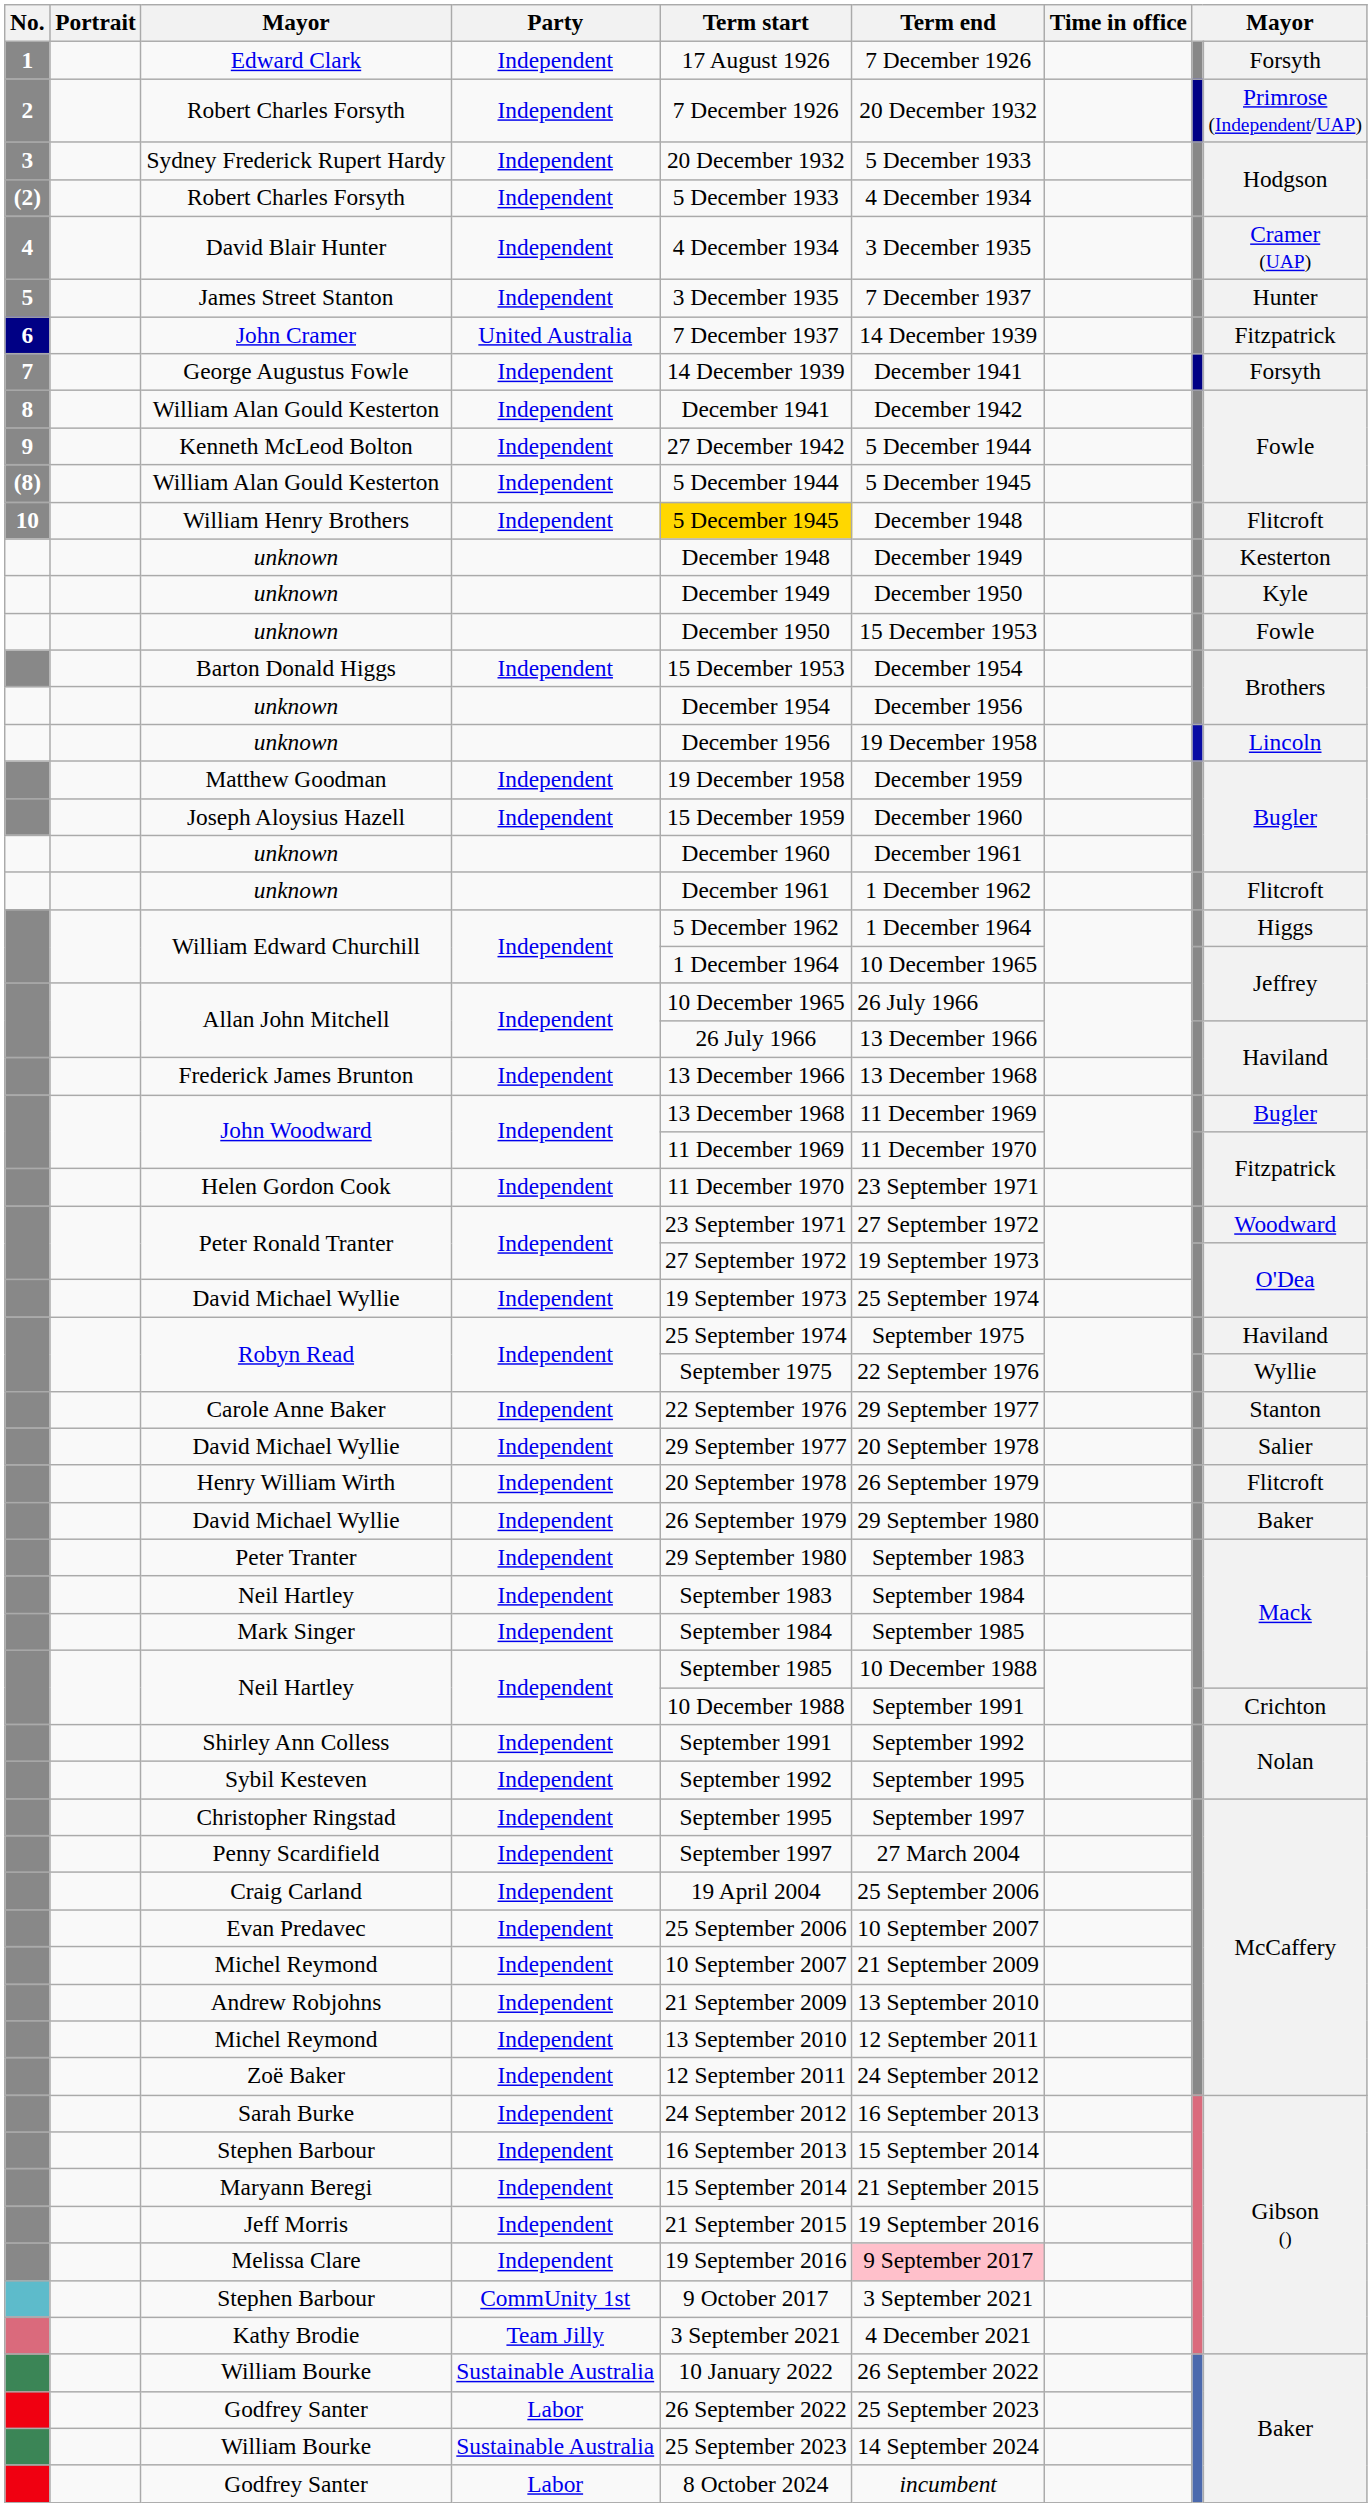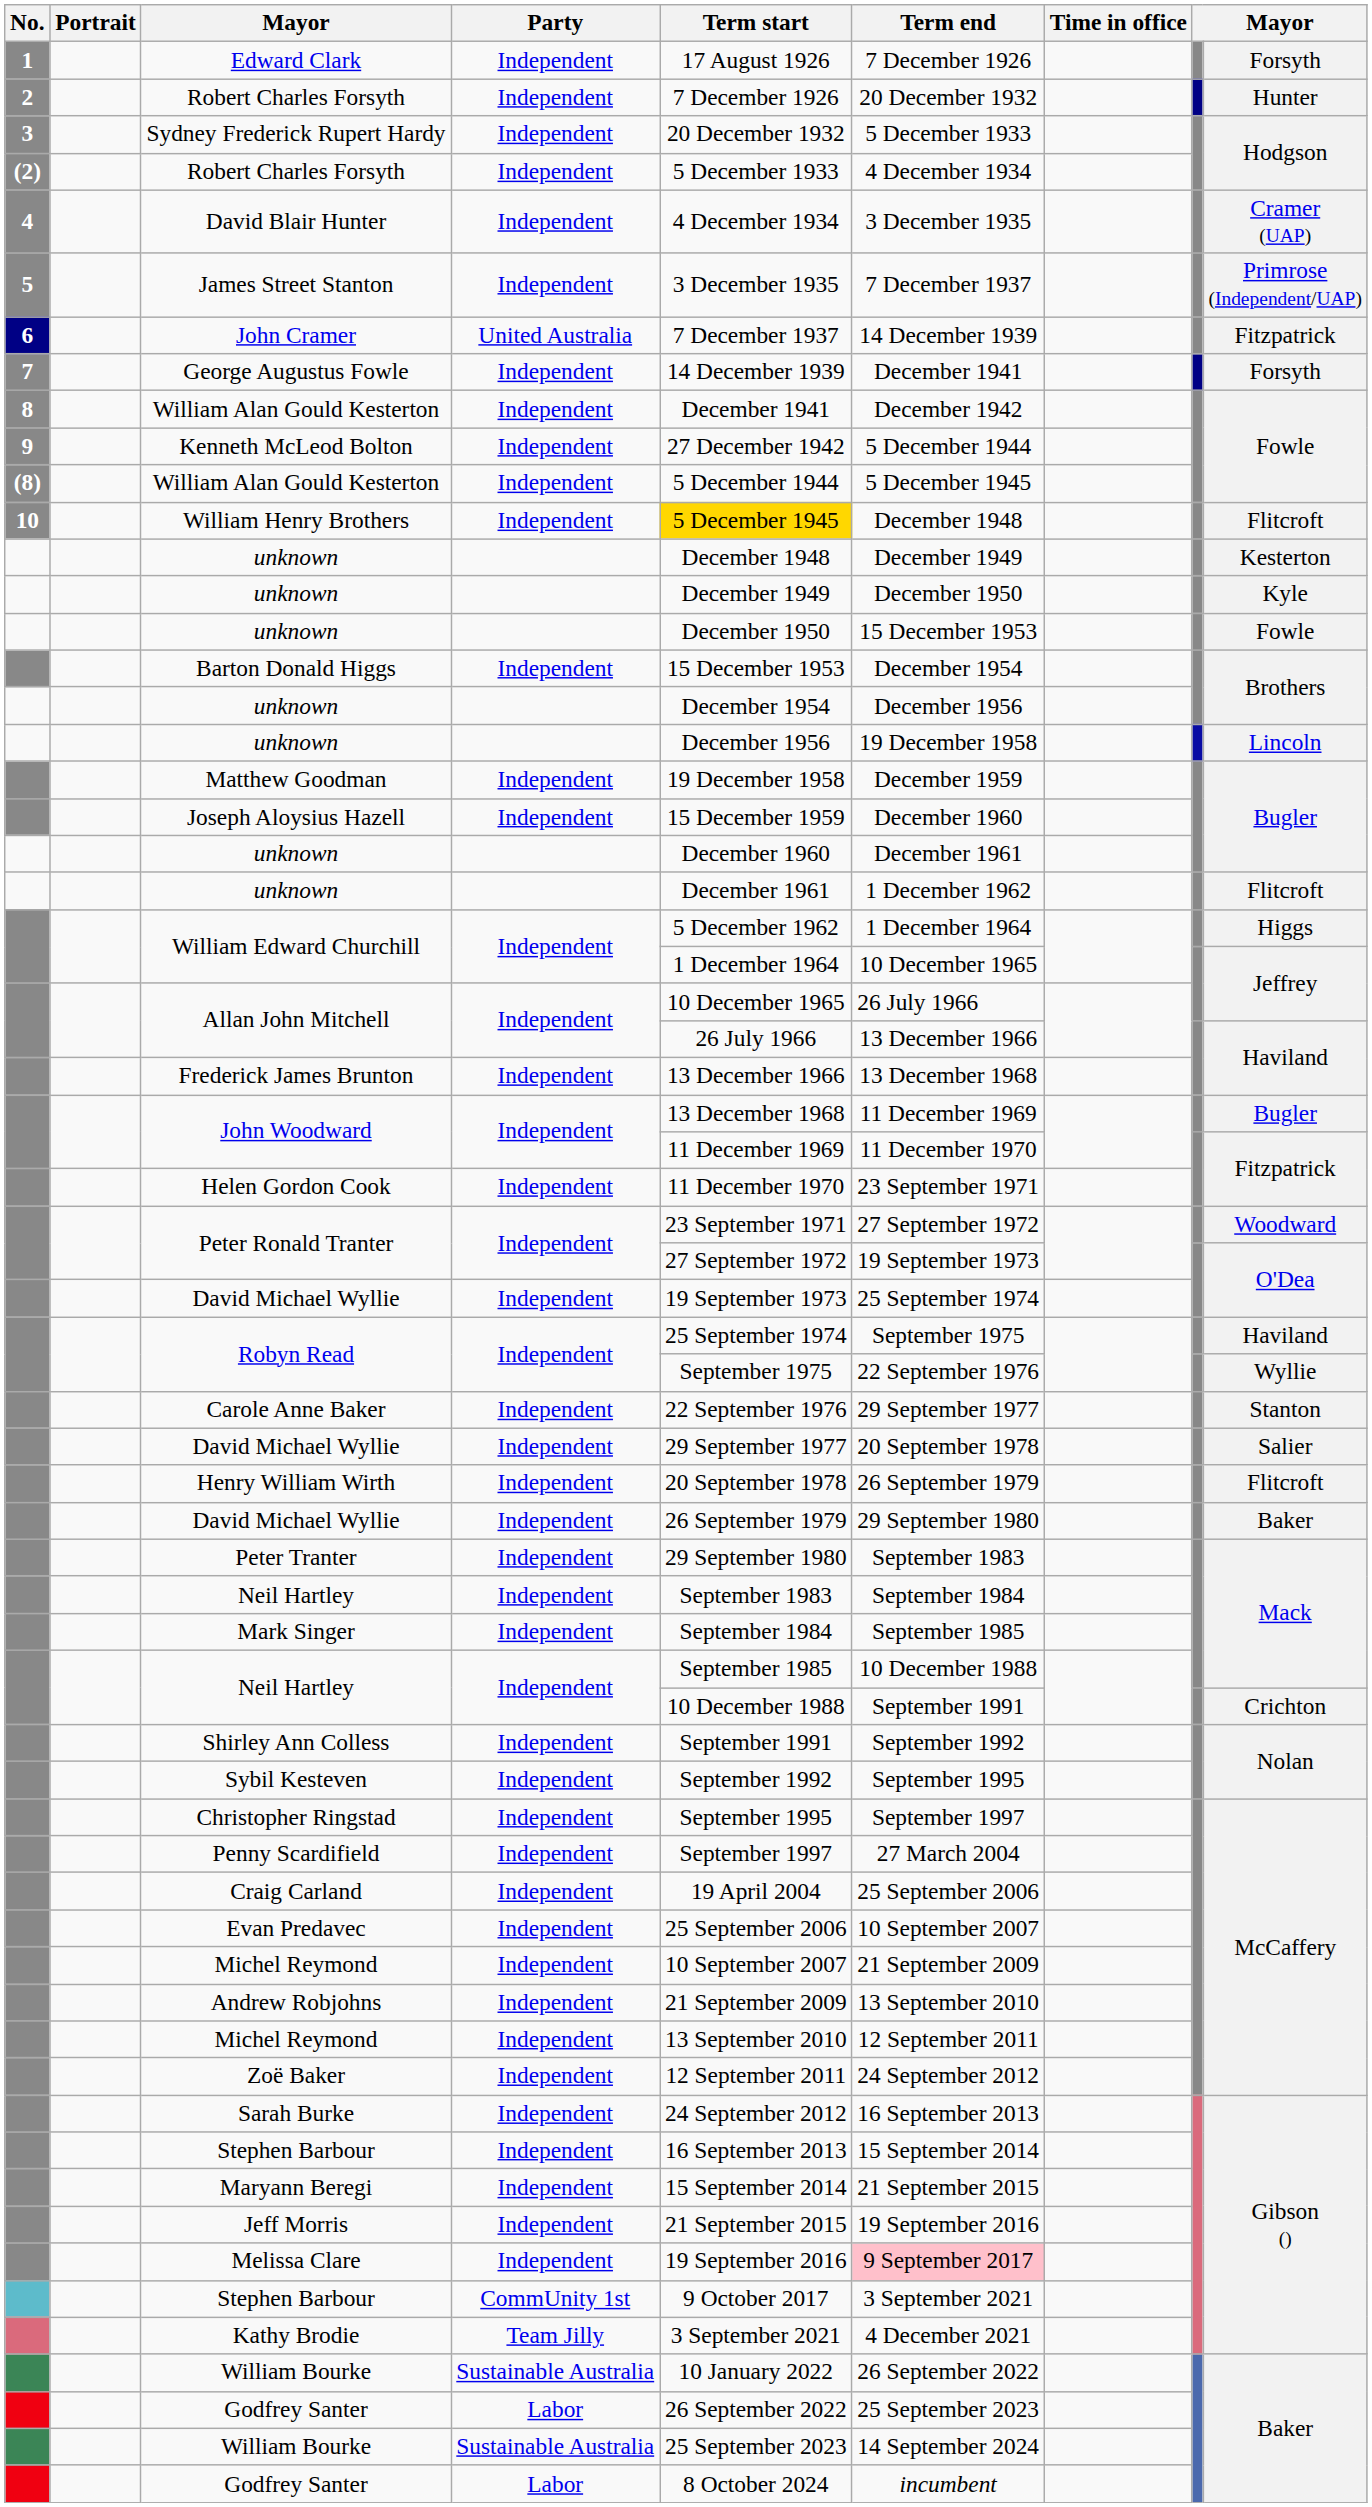(1285, 110) Primrose (Independent/UAP) -> (1285, 97) Hunter
(1285, 297) Hunter -> (1285, 284) Primrose (Independent/UAP)
